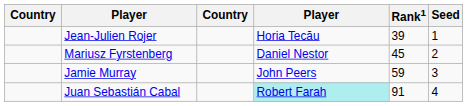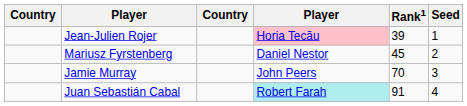(288, 35) no background -> (288, 35) pink background
(398, 73) 59 -> (398, 73) 70
